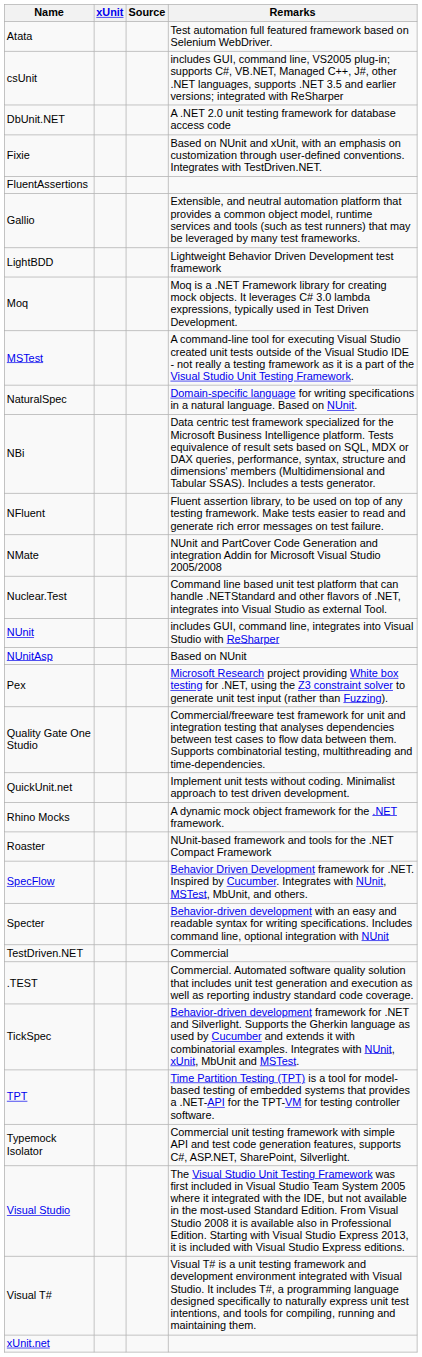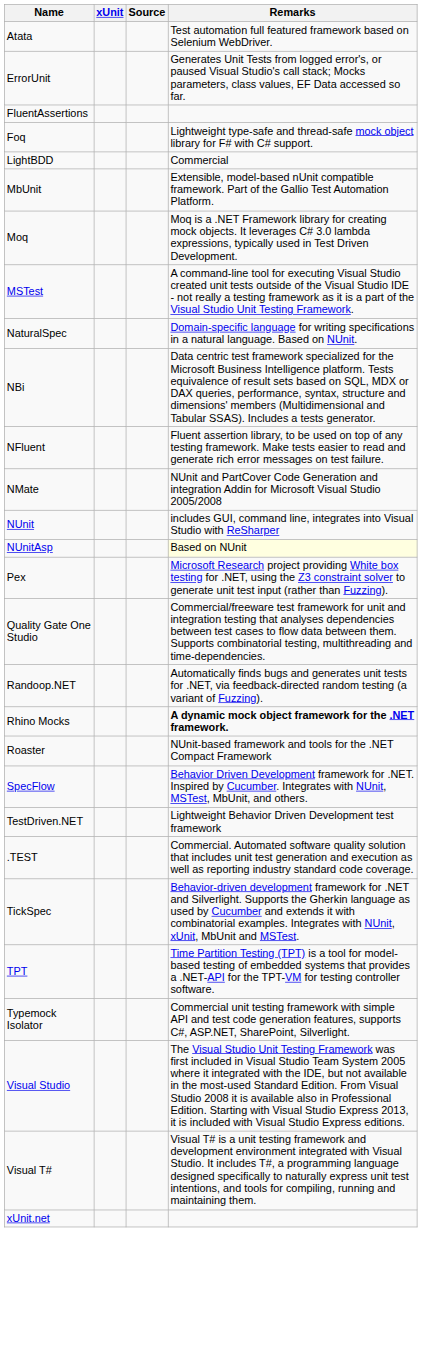- row: (22, 78)
- row: (36, 119)
+ row: (29, 78)
- row: (18, 155)
+ row: (16, 137)
- row: (21, 220)
(282, 262) Lightweight Behavior Driven Development test framework -> (199, 160) Commercial
+ row: (24, 190)
- row: (37, 597)
(209, 656) no background -> (209, 548) lightyellow background
- row: (40, 787)
+ row: (41, 685)
(284, 817) normal -> (292, 721) bold
- row: (26, 924)
(199, 953) Commercial -> (282, 822) Lightweight Behavior Driven Development test framework
